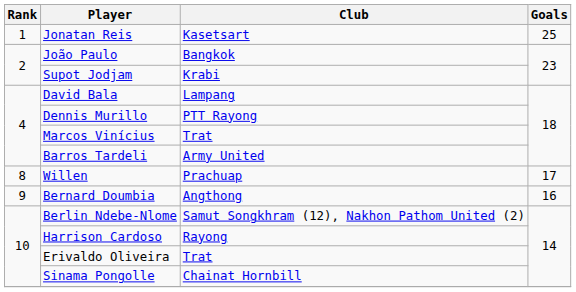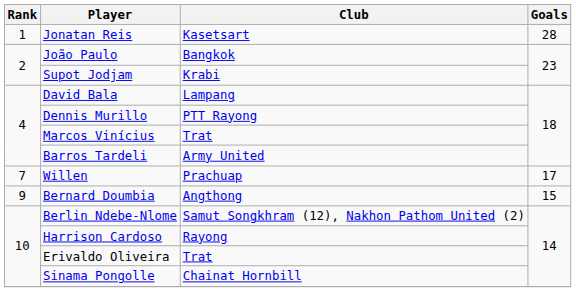(549, 35) 25 -> (549, 35) 28
(22, 176) 8 -> (22, 176) 7
(549, 196) 16 -> (549, 196) 15
